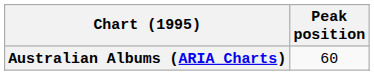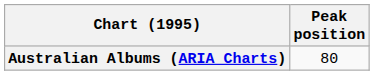(329, 58) 60 -> (329, 58) 80
